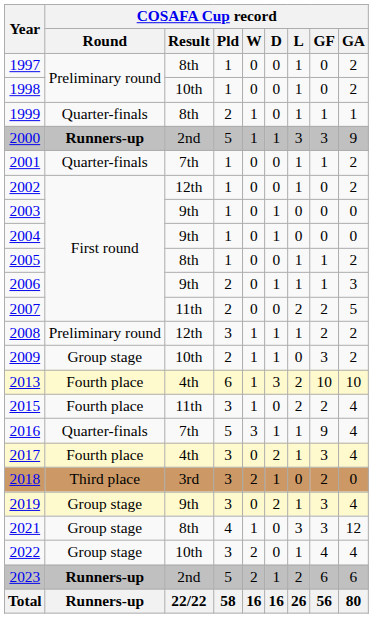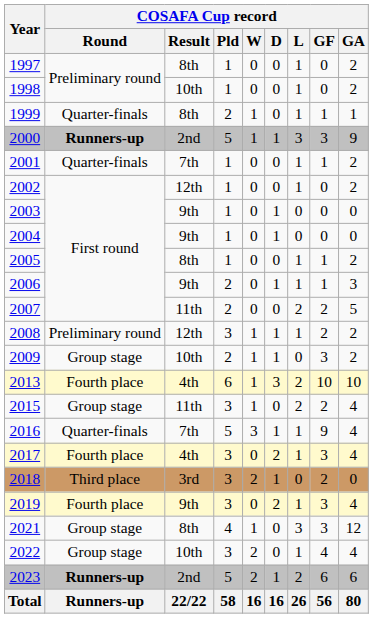(105, 406) Fourth place -> (105, 406) Group stage
(105, 503) Group stage -> (105, 503) Fourth place
